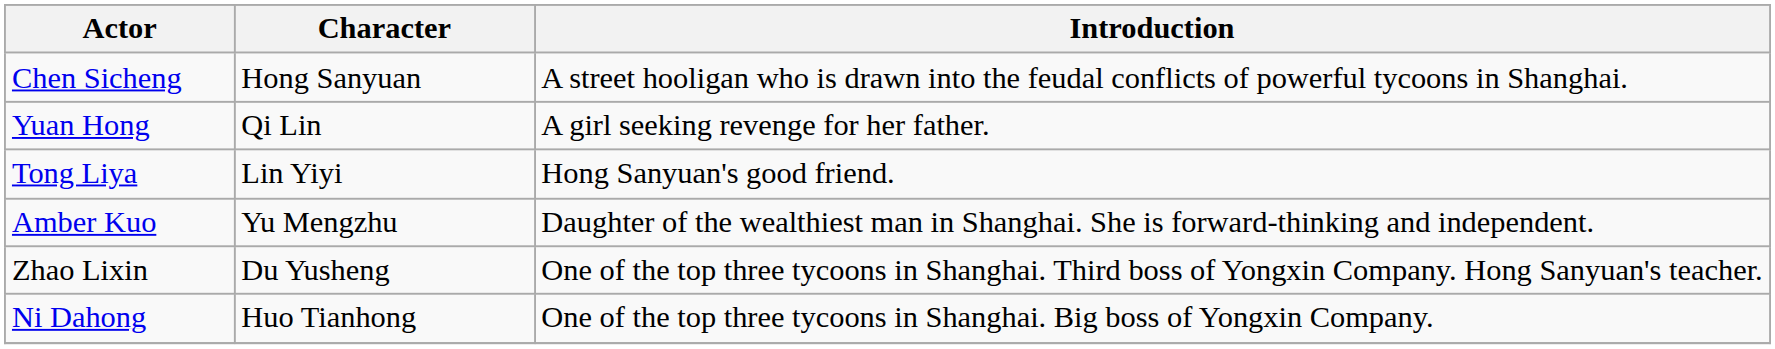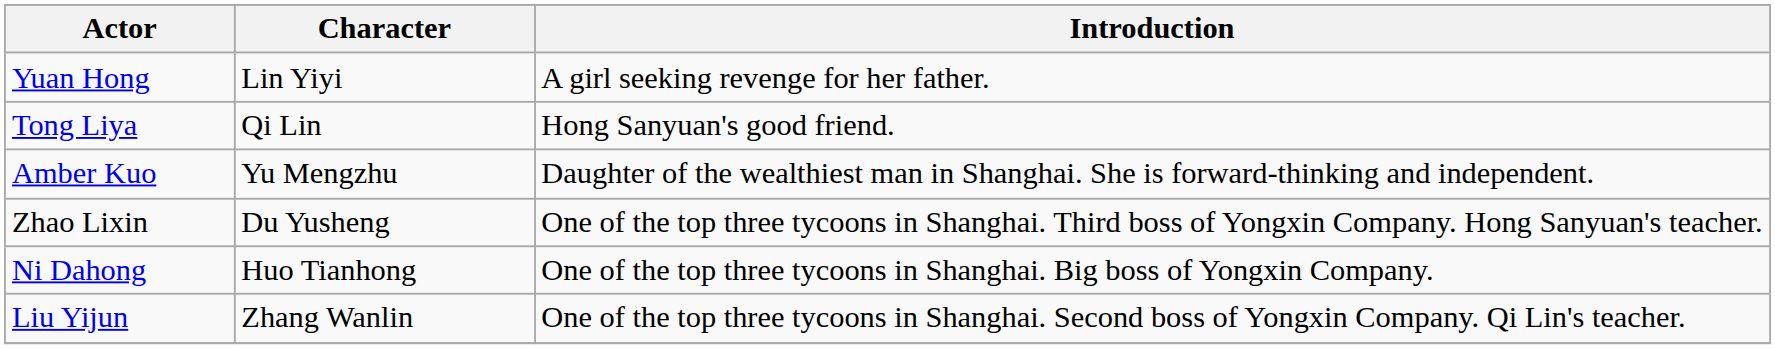- row: (97, 76)
(281, 125) Qi Lin -> (292, 76) Lin Yiyi
(292, 173) Lin Yiyi -> (281, 125) Qi Lin
+ row: (70, 317)
